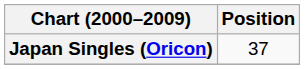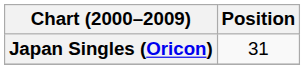(258, 49) 37 -> (258, 49) 31
